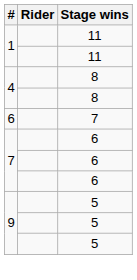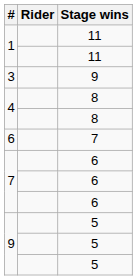+ row: (11, 77)
